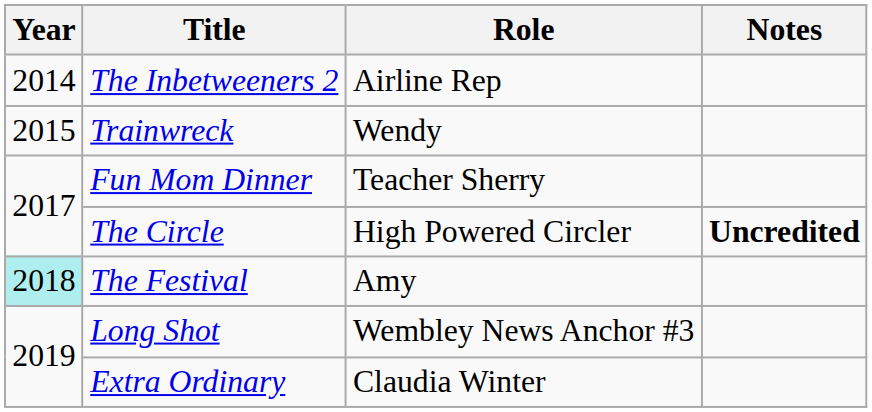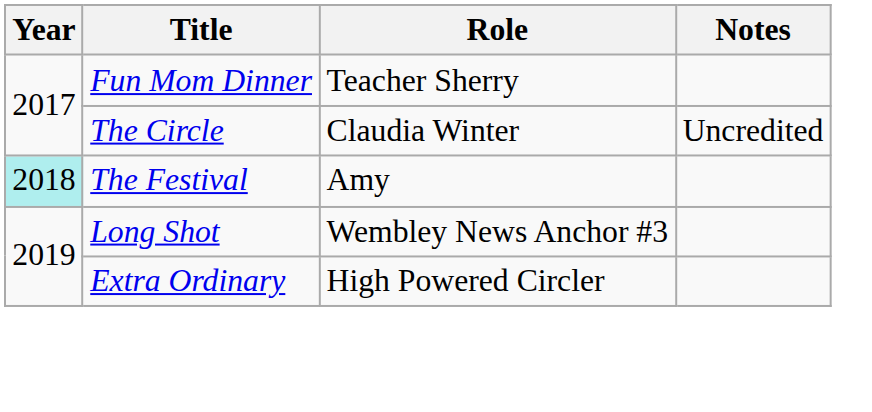- row: (214, 79)
- row: (162, 130)
(492, 230) High Powered Circler -> (423, 130) Claudia Winter
(784, 230) bold -> (753, 130) normal
(449, 381) Claudia Winter -> (466, 280) High Powered Circler
